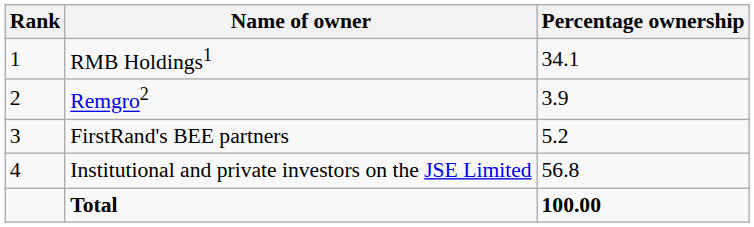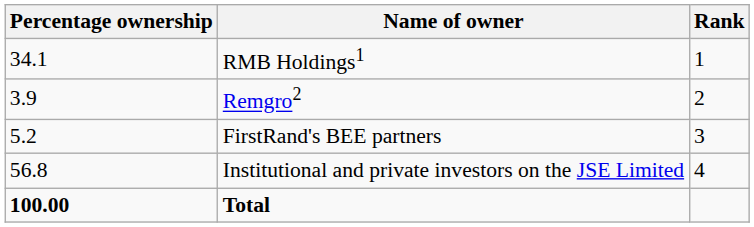columns swapped: (35, 21) <-> (643, 21)
